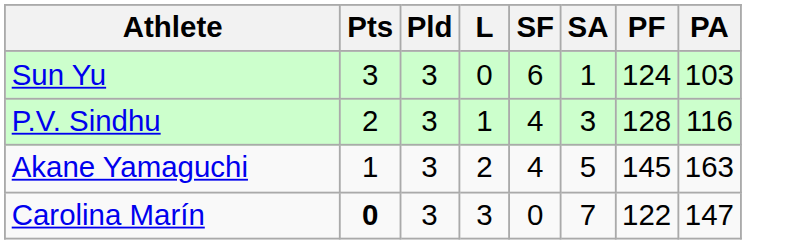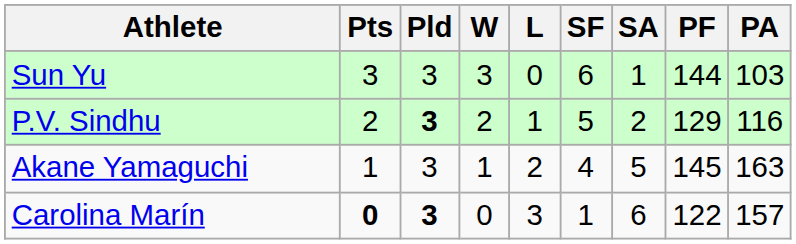+ column: (484, 27)
(647, 74) 124 -> (697, 74) 144
(430, 121) normal -> (430, 121) bold
(535, 121) 4 -> (586, 121) 5
(588, 121) 3 -> (638, 121) 2
(647, 121) 128 -> (697, 121) 129
(430, 214) normal -> (430, 214) bold
(535, 214) 0 -> (586, 214) 1
(588, 214) 7 -> (638, 214) 6
(709, 214) 147 -> (760, 214) 157
